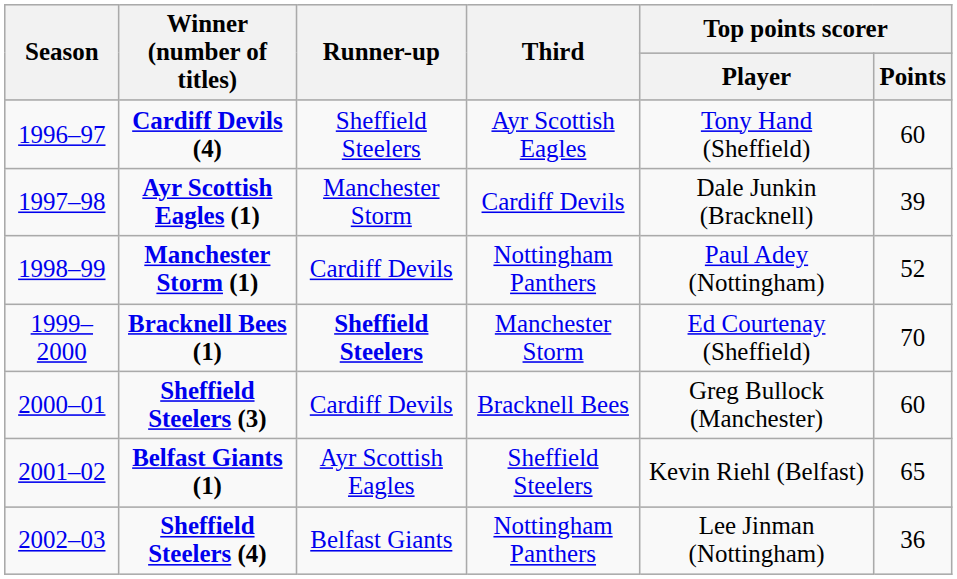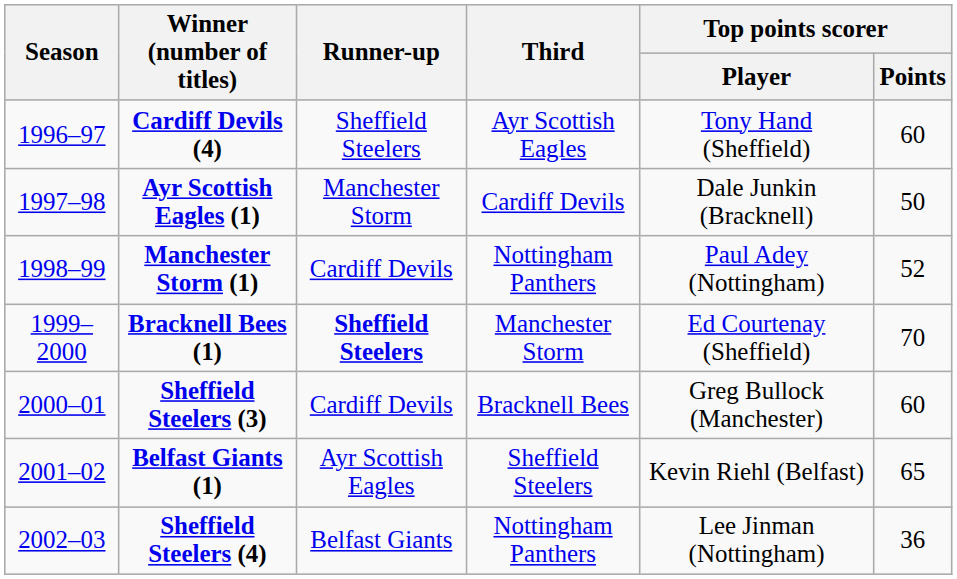(913, 201) 39 -> (913, 201) 50
